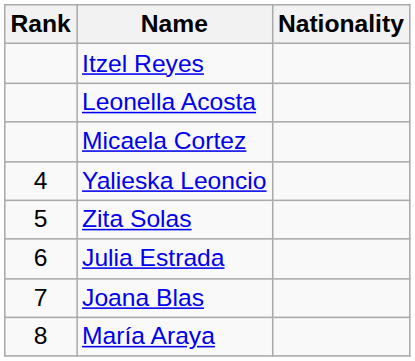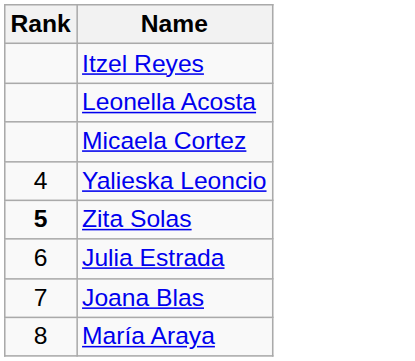- column: (341, 24)
(41, 219) normal -> (41, 219) bold
